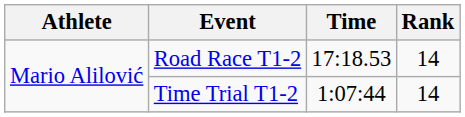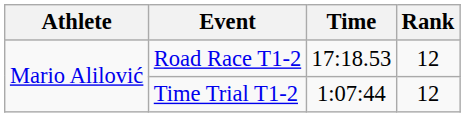(428, 58) 14 -> (428, 58) 12
(428, 93) 14 -> (428, 93) 12
